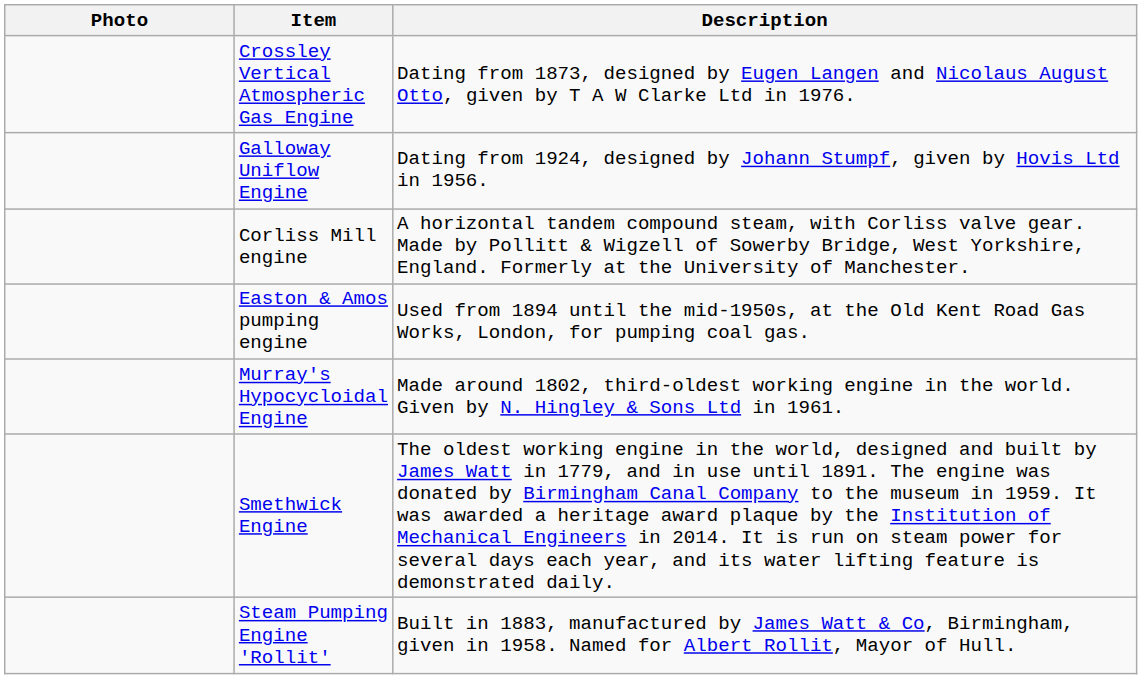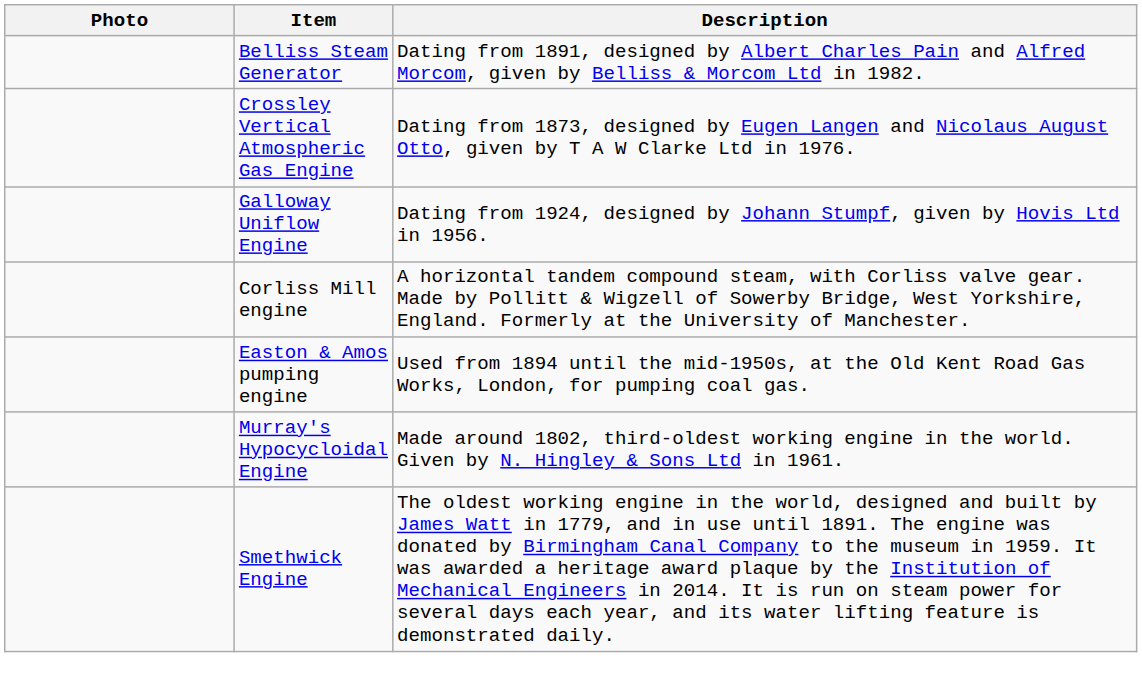+ row: (313, 62)
- row: (313, 635)
